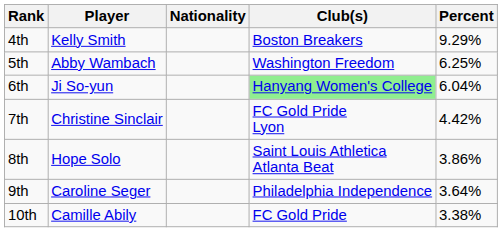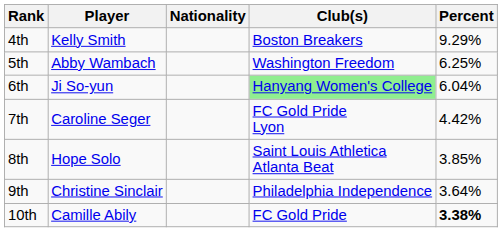(107, 119) Christine Sinclair -> (101, 119) Caroline Seger
(460, 159) 3.86% -> (460, 159) 3.85%
(101, 191) Caroline Seger -> (107, 191) Christine Sinclair
(460, 214) normal -> (460, 214) bold
